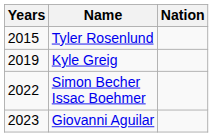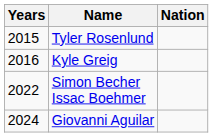(23, 60) 2019 -> (23, 60) 2016
(23, 120) 2023 -> (23, 120) 2024
